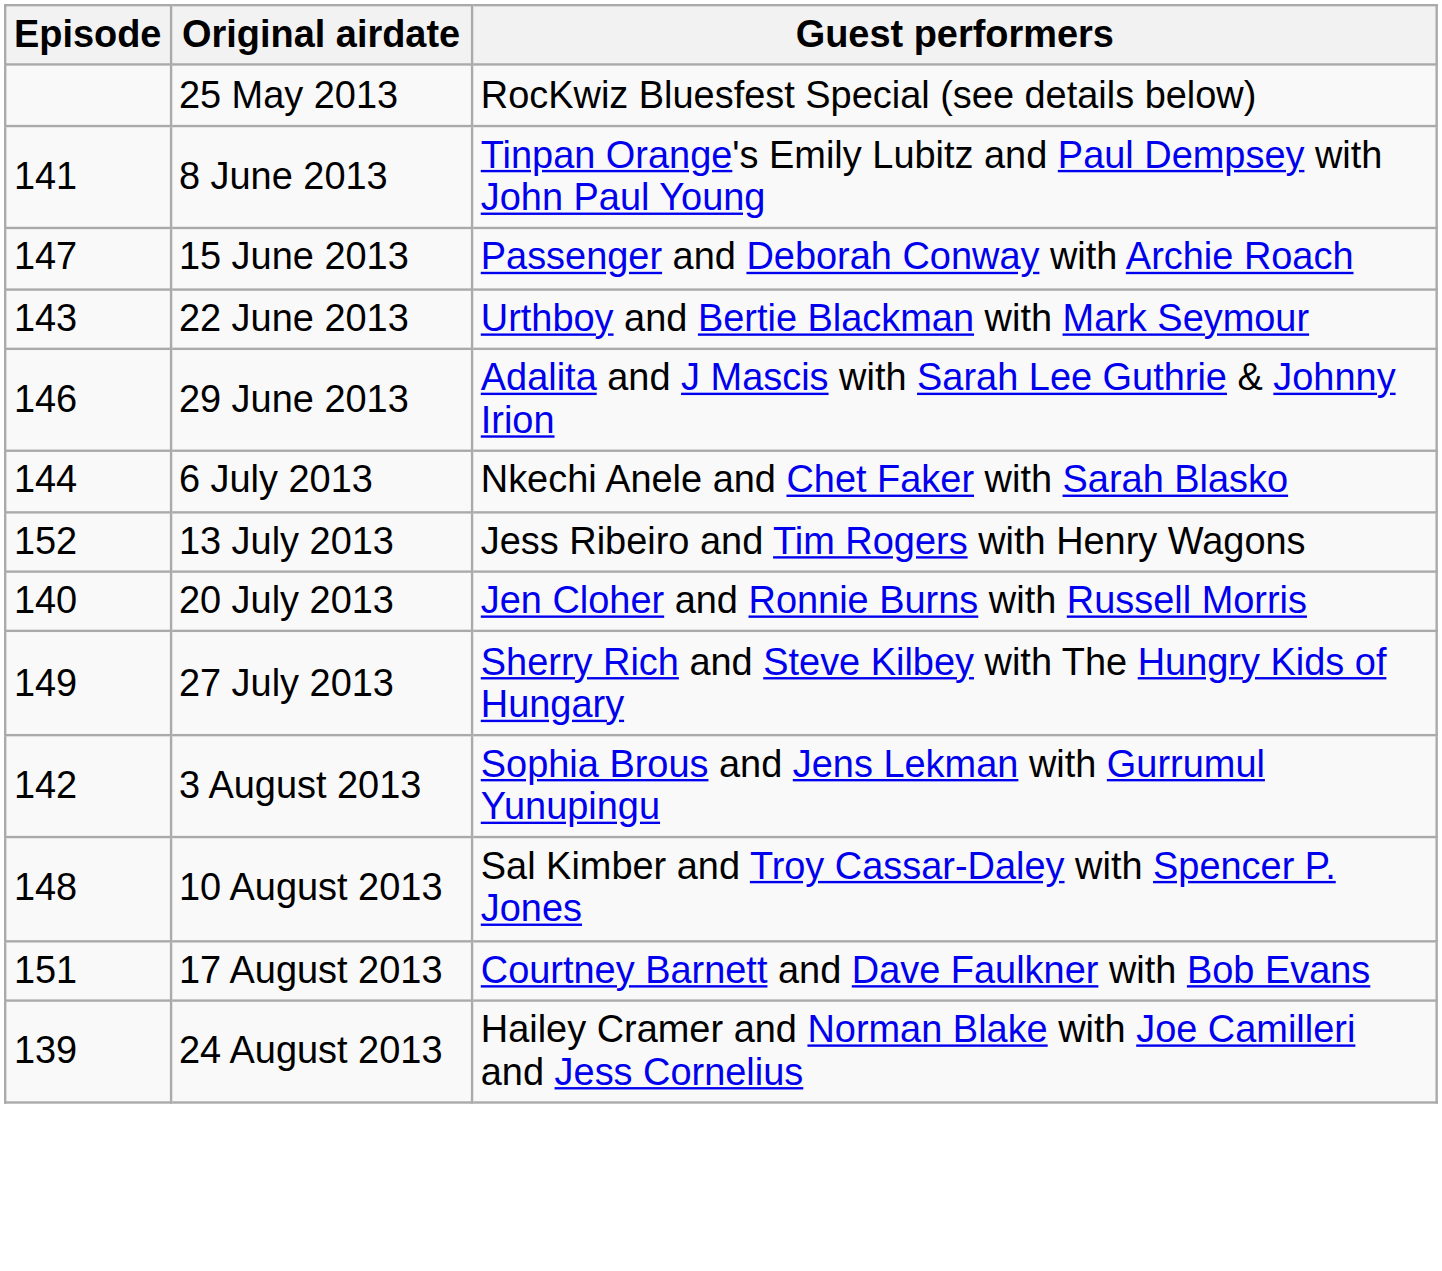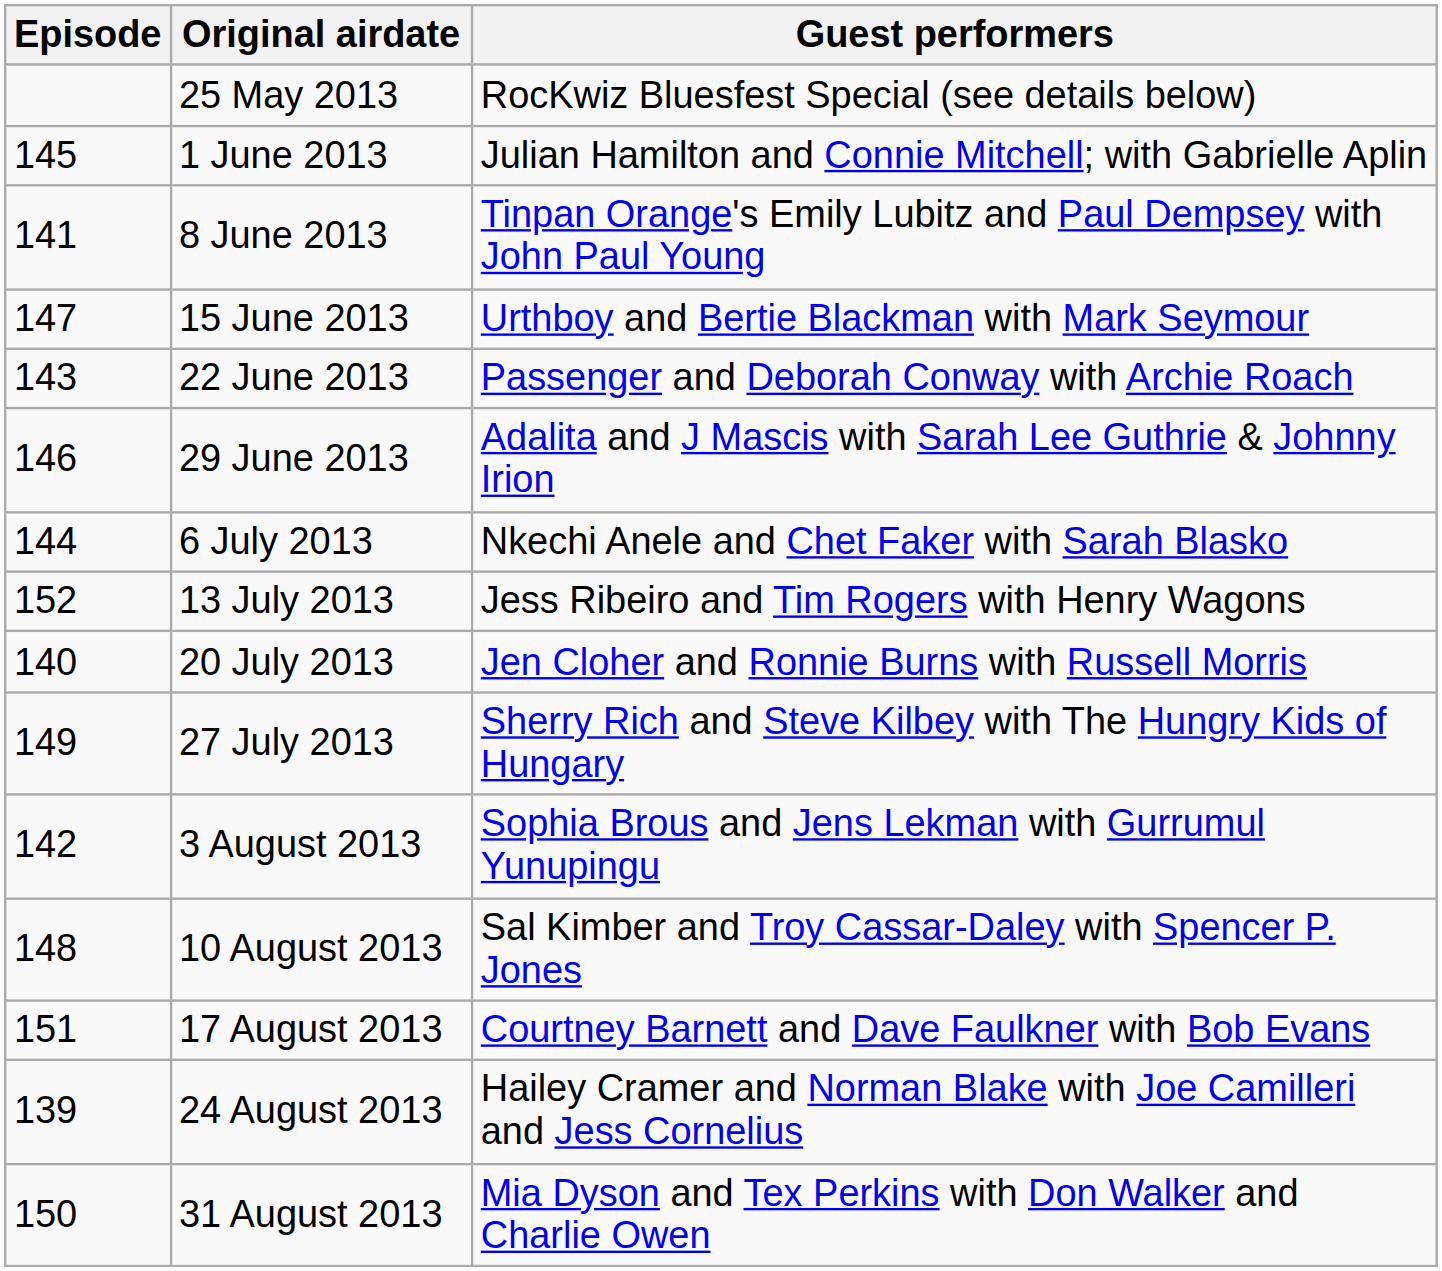+ row: (283, 154)
(917, 257) Passenger and Deborah Conway with Archie Roach -> (895, 317) Urthboy and Bertie Blackman with Mark Seymour
(895, 317) Urthboy and Bertie Blackman with Mark Seymour -> (917, 377) Passenger and Deborah Conway with Archie Roach
+ row: (311, 1213)
